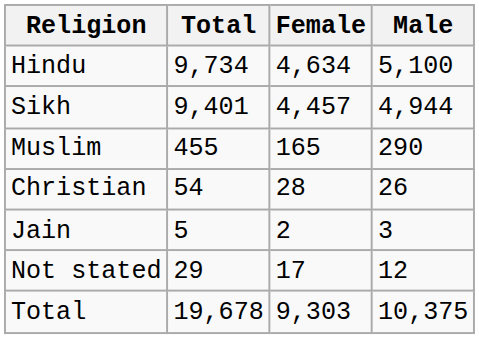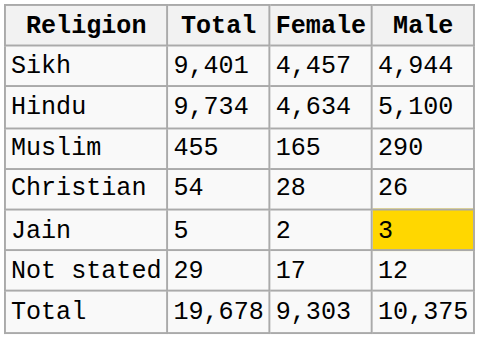rows swapped: (49, 66) <-> (41, 107)
(386, 230) no background -> (386, 230) gold background
